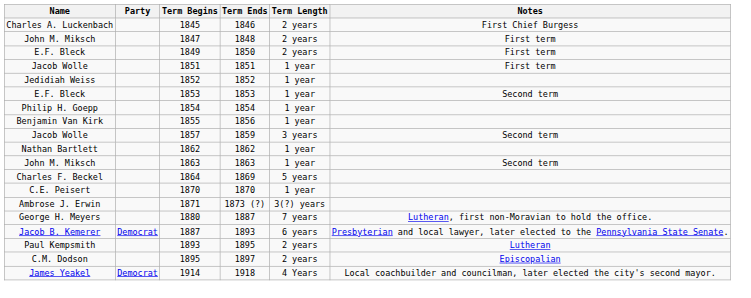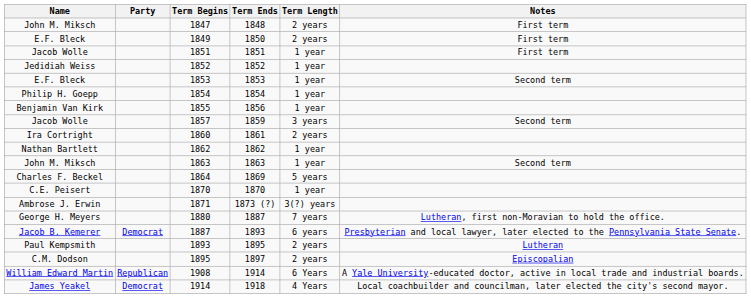- row: (190, 25)
+ row: (200, 135)
+ row: (200, 273)
